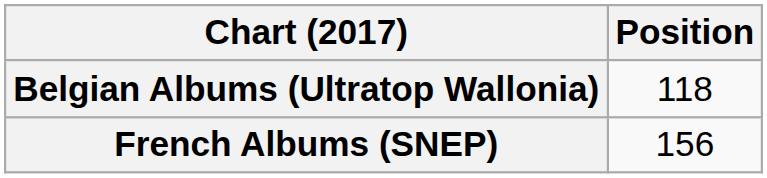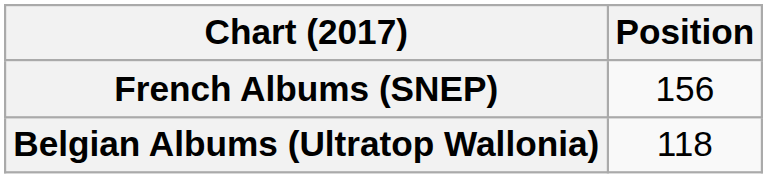rows swapped: (306, 88) <-> (306, 144)
